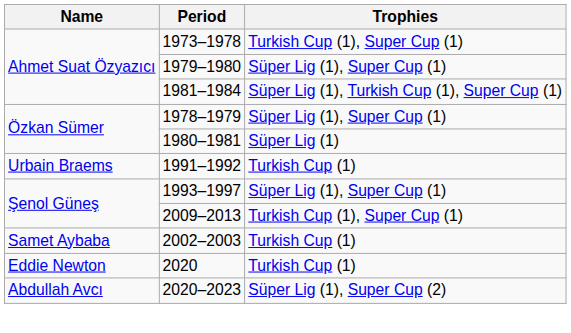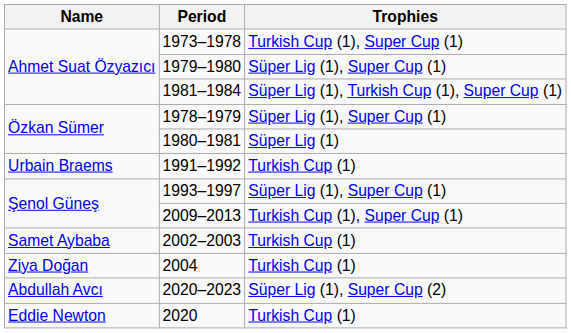+ row: (180, 265)
rows swapped: (180, 265) <-> (202, 290)
